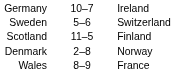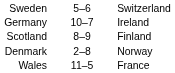rows swapped: (26, 8) <-> (28, 22)
(82, 37) 11–5 -> (82, 37) 8–9
(82, 65) 8–9 -> (82, 65) 11–5
